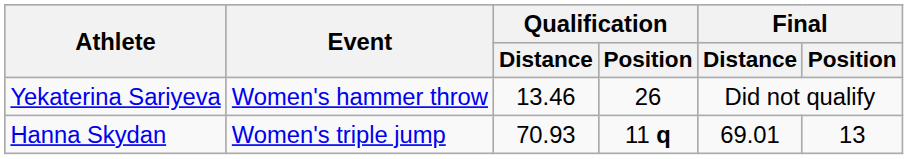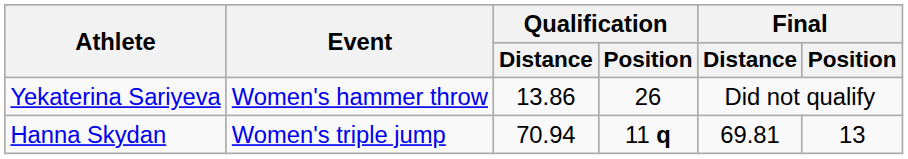(546, 97) 13.46 -> (546, 97) 13.86
(546, 134) 70.93 -> (546, 134) 70.94
(750, 134) 69.01 -> (750, 134) 69.81
